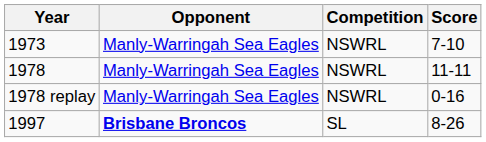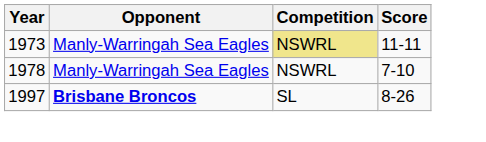(357, 44) no background -> (307, 44) khaki background
(448, 44) 7-10 -> (401, 44) 11-11
(451, 70) 11-11 -> (398, 70) 7-10
- row: (52, 96)
